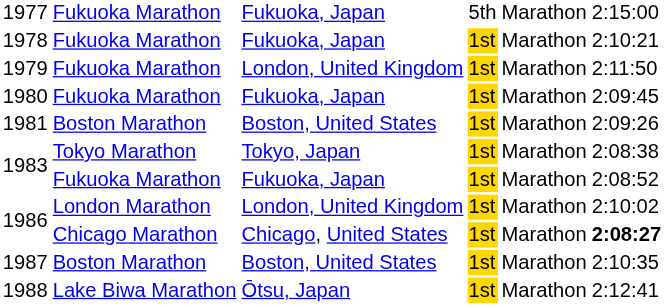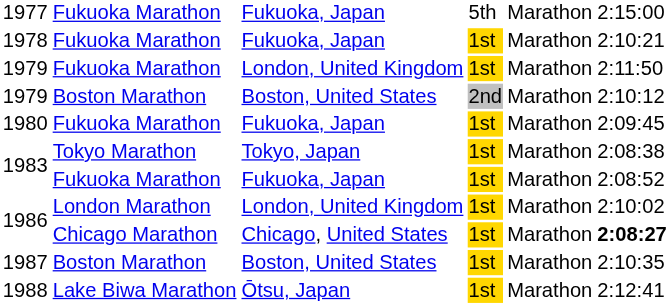+ row: (25, 96)
- row: (25, 123)
